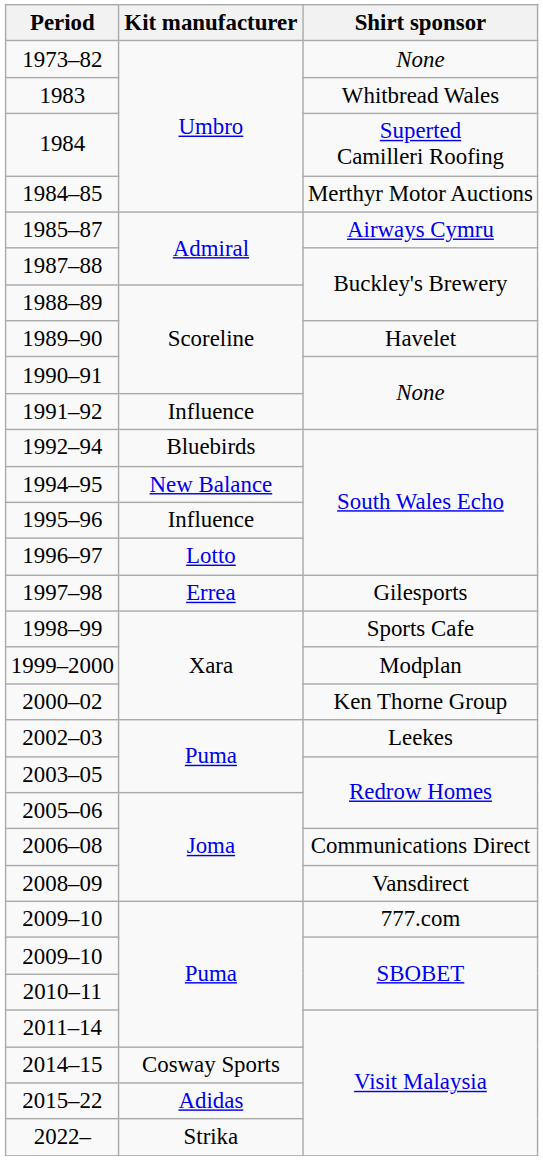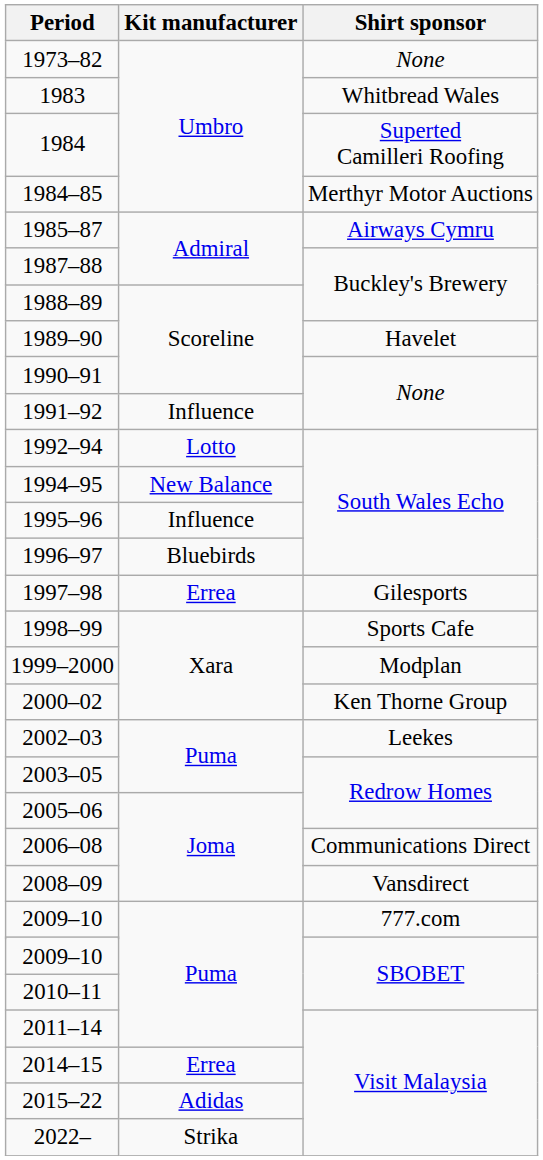(211, 447) Bluebirds -> (211, 447) Lotto
(211, 556) Lotto -> (211, 556) Bluebirds
(211, 1064) Cosway Sports -> (211, 1064) Errea
